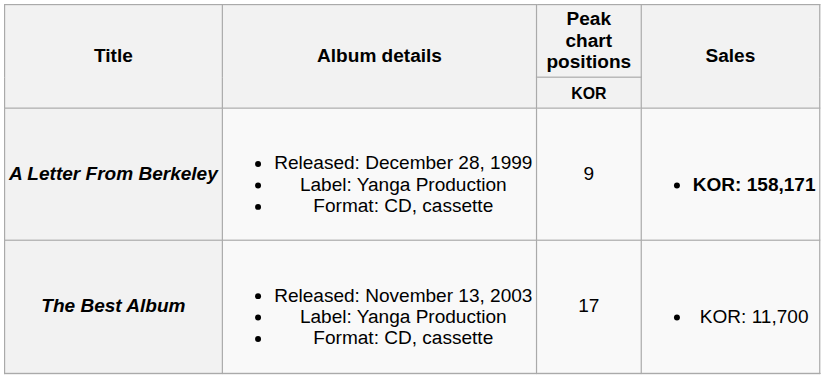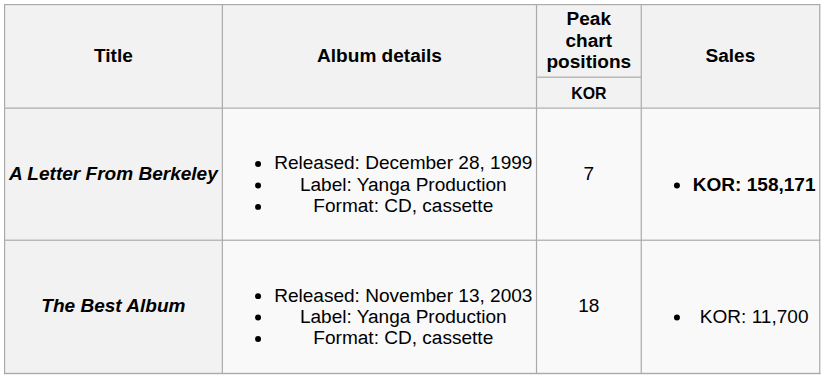(589, 174) 9 -> (589, 174) 7
(589, 306) 17 -> (589, 306) 18
